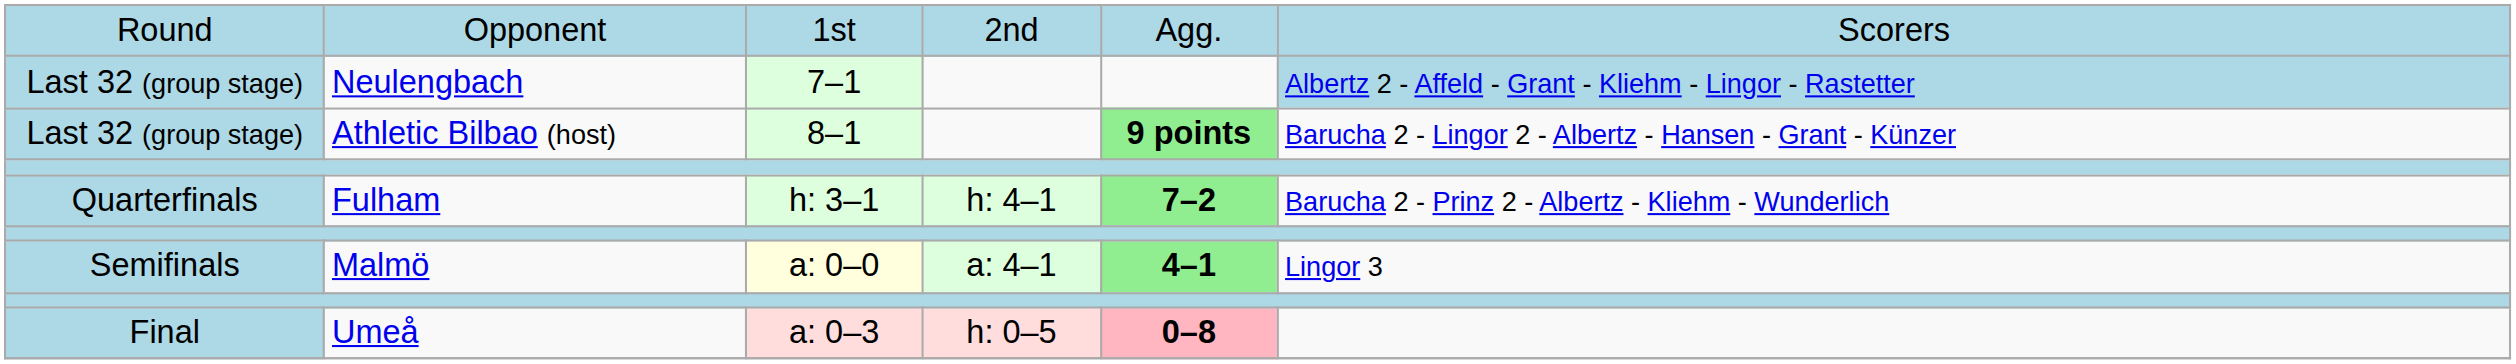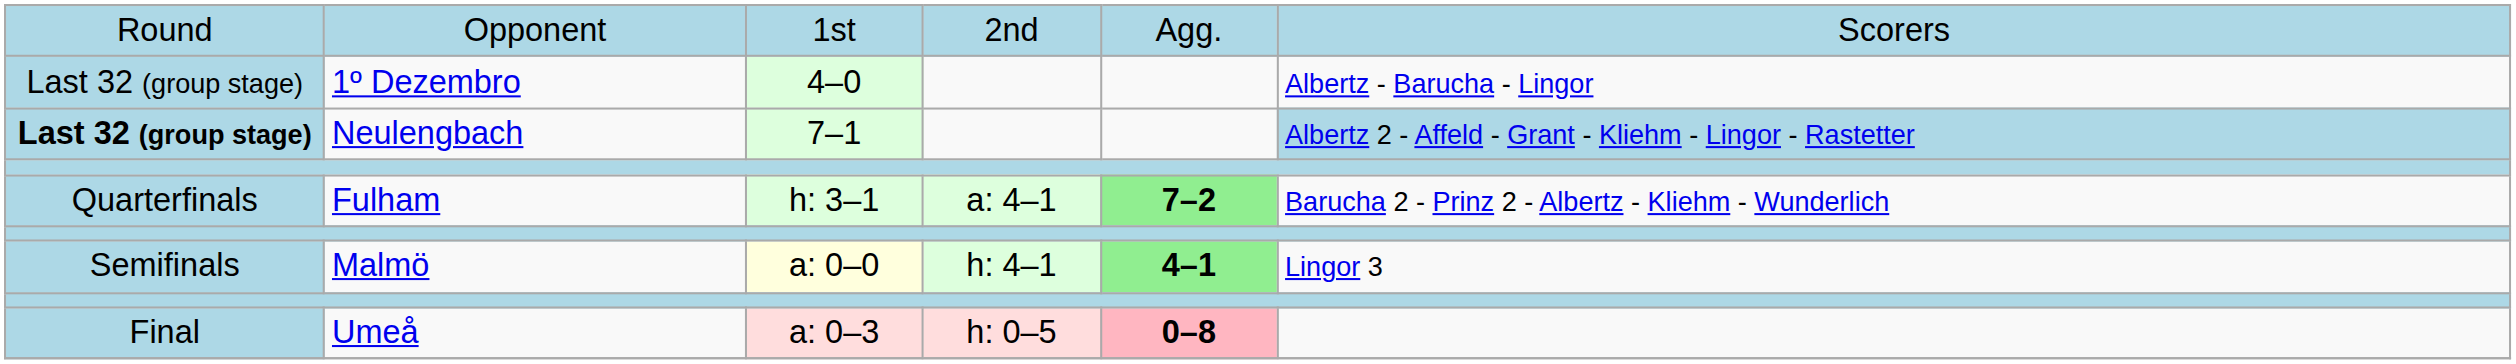+ row: (426, 81)
(165, 81) normal -> (165, 133) bold
- row: (474, 133)
(1011, 199) h: 4–1 -> (1011, 199) a: 4–1
(1011, 266) a: 4–1 -> (1011, 266) h: 4–1
